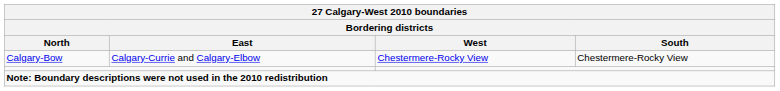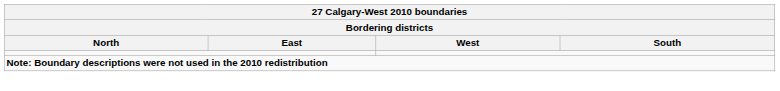- row: (34, 58)
